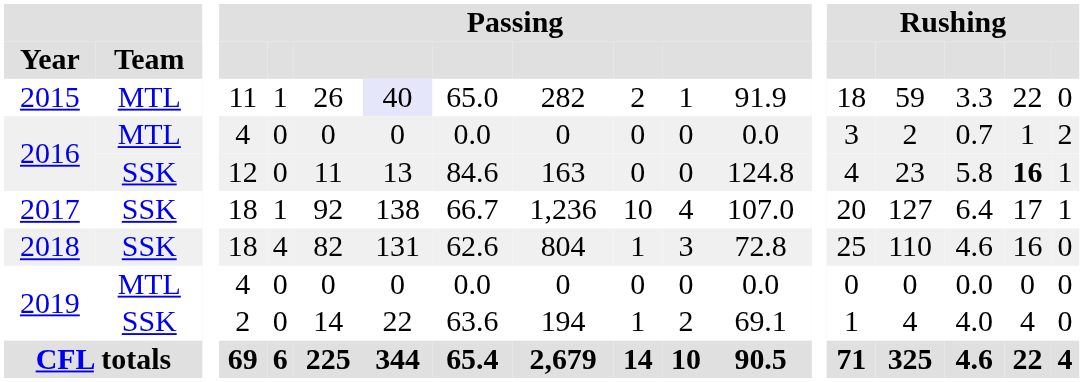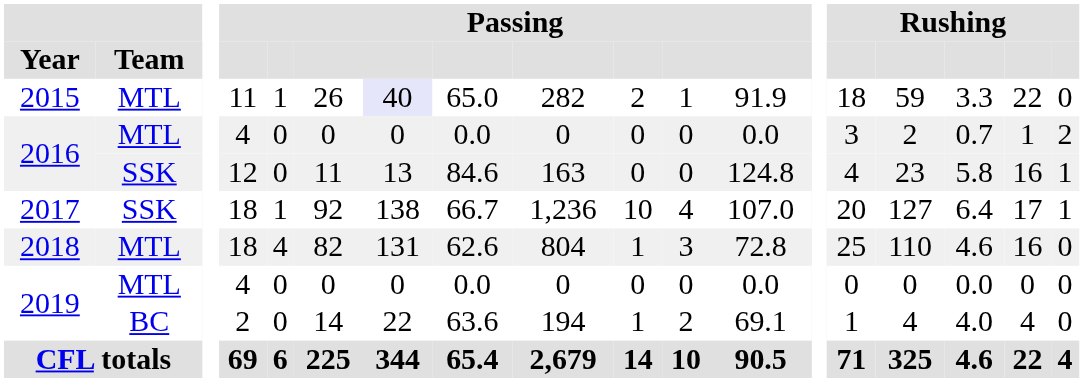(1028, 171) bold -> (1028, 171) normal
(149, 246) SSK -> (149, 246) MTL
(149, 321) SSK -> (149, 321) BC
